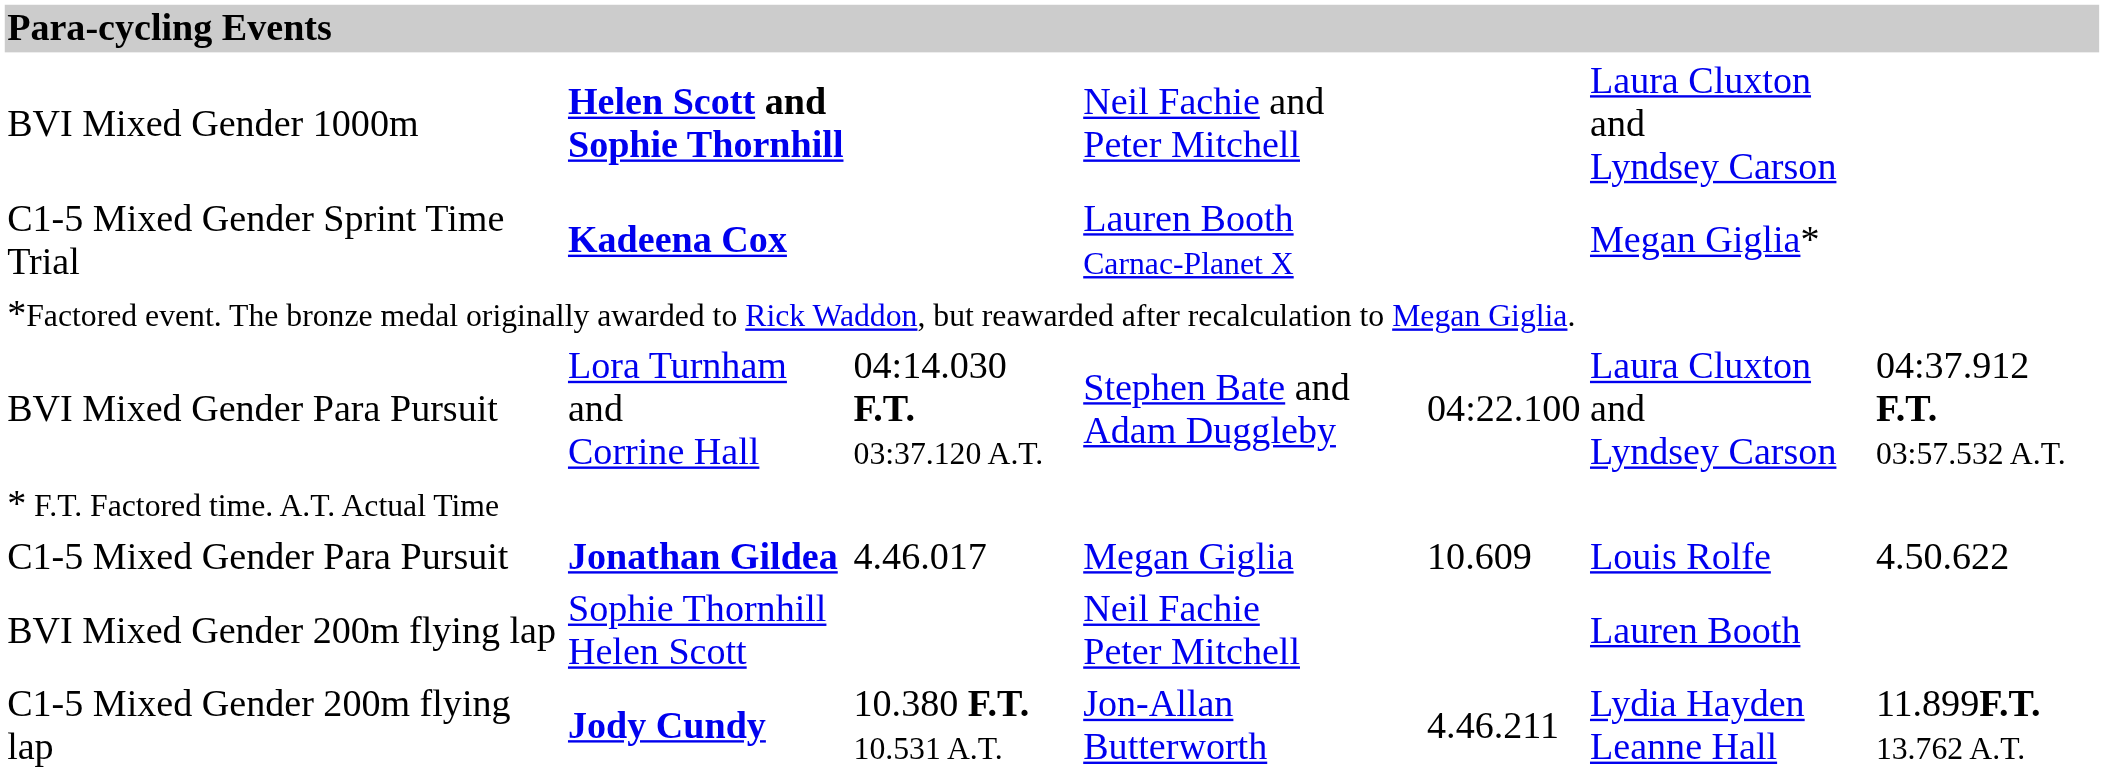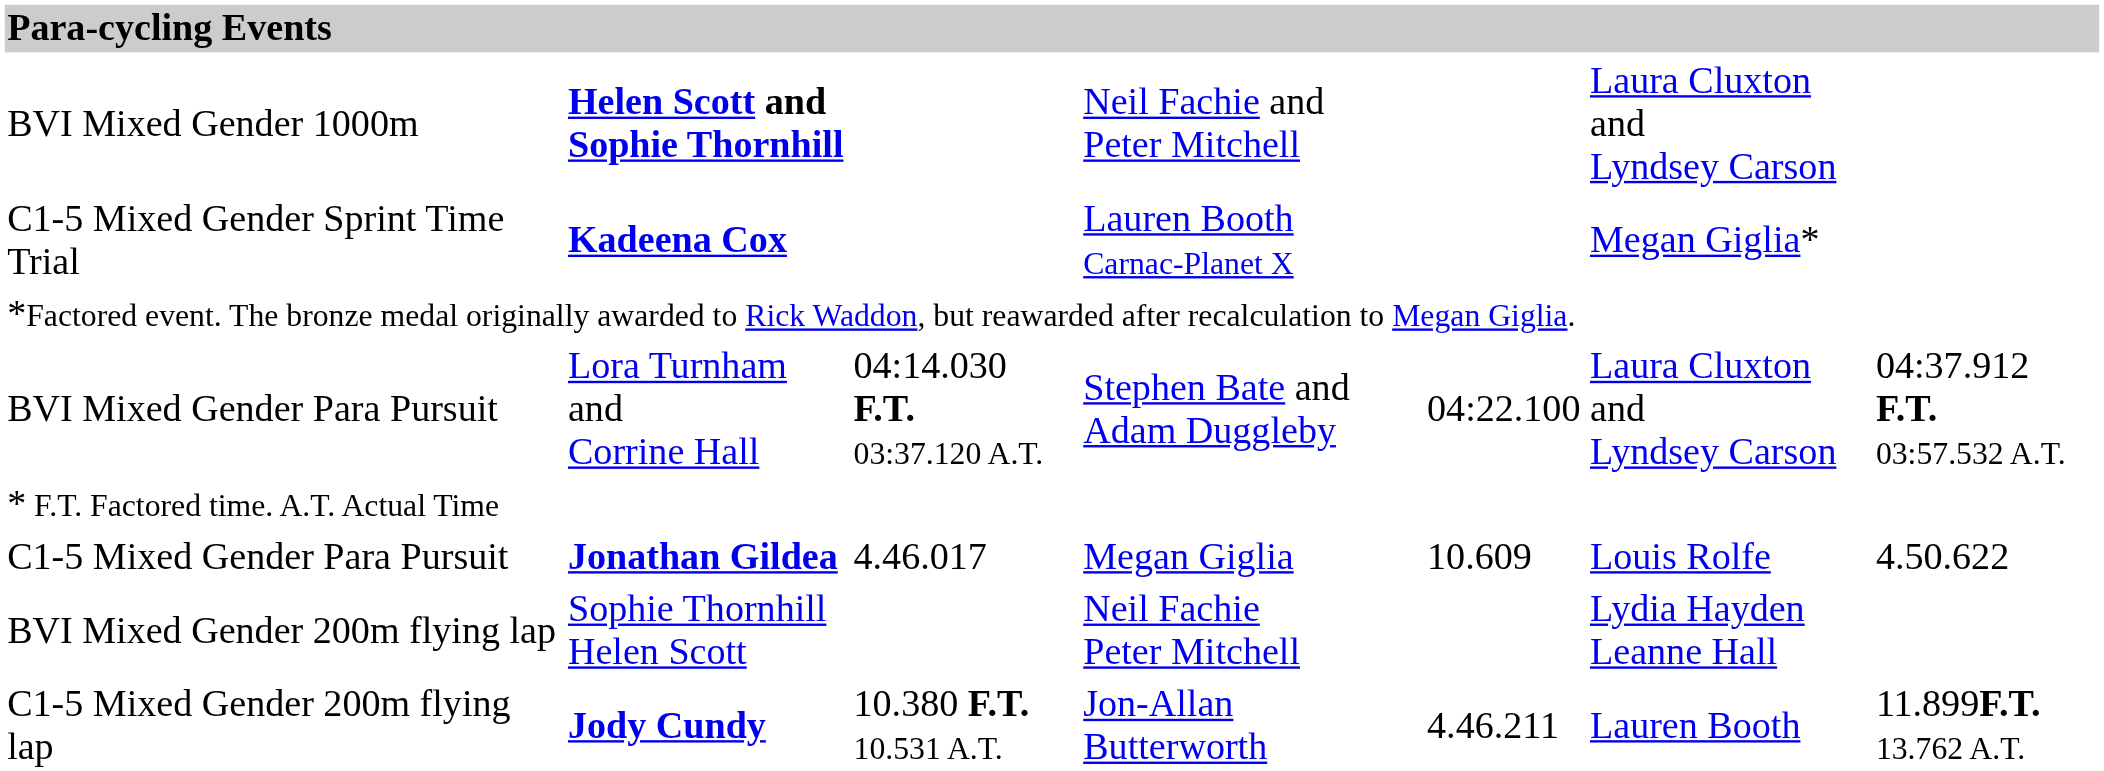(1695, 630) Lauren Booth -> (1697, 630) Lydia Hayden Leanne Hall
(1697, 725) Lydia Hayden Leanne Hall -> (1695, 725) Lauren Booth
